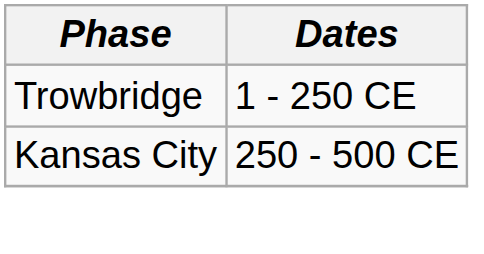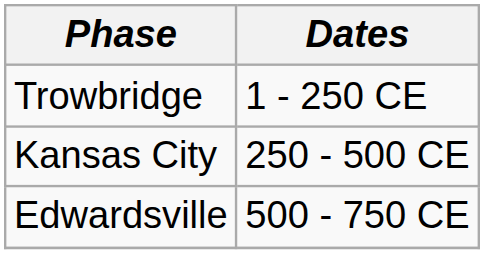+ row: (121, 215)
